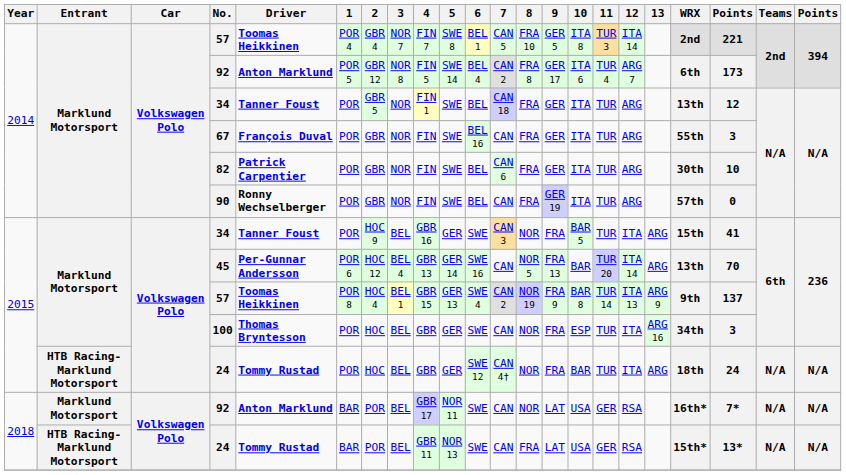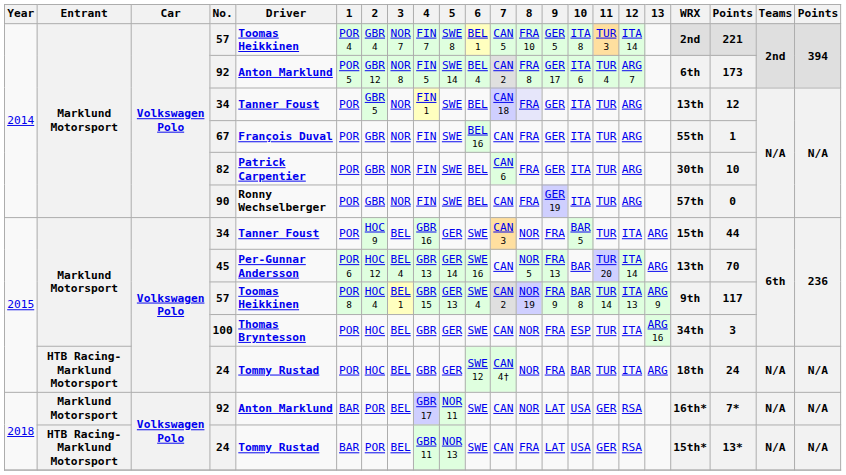(529, 104) no background -> (529, 104) lavender background
(733, 136) 3 -> (733, 136) 1
(733, 233) 41 -> (733, 233) 44
(733, 298) 137 -> (733, 298) 117
